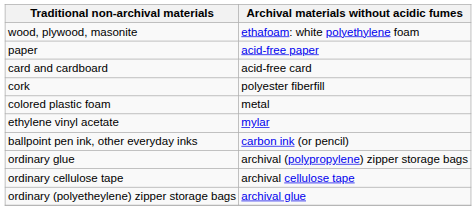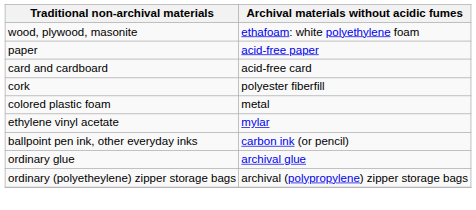(355, 159) archival (polypropylene) zipper storage bags -> (274, 159) archival glue
- row: (66, 178)
(274, 196) archival glue -> (355, 178) archival (polypropylene) zipper storage bags
